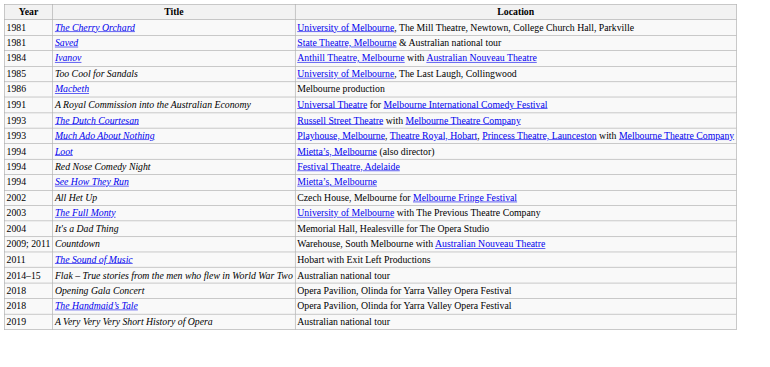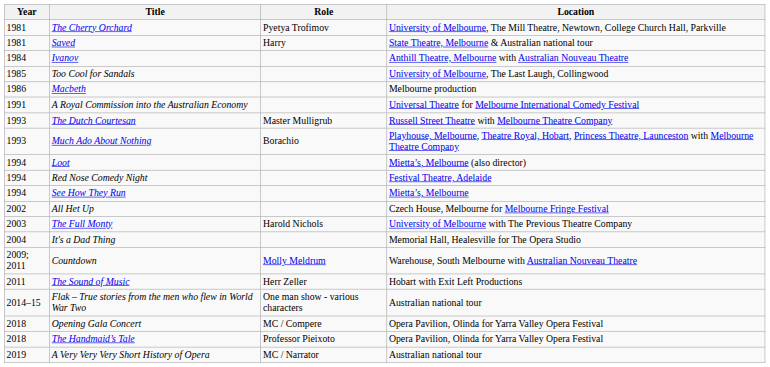+ column: (324, 12)
